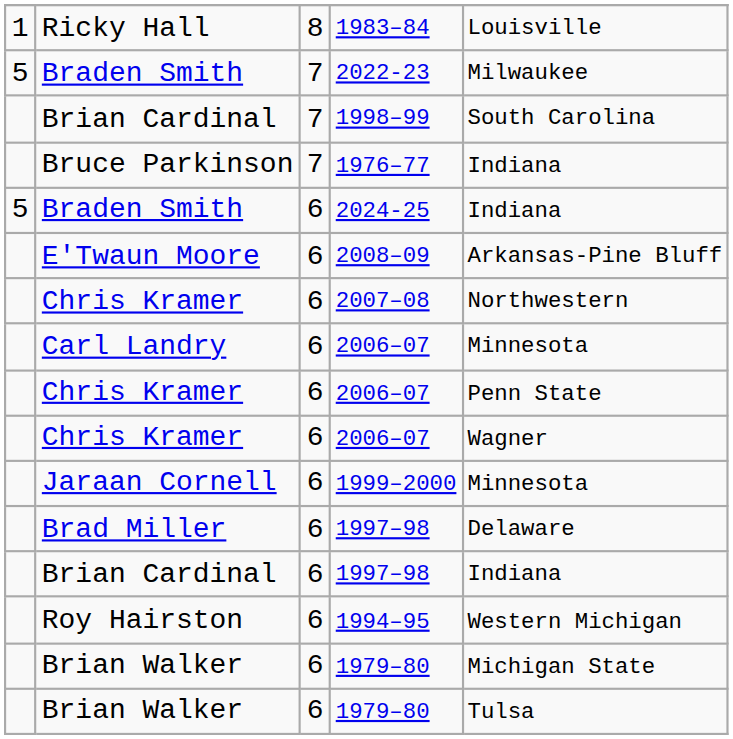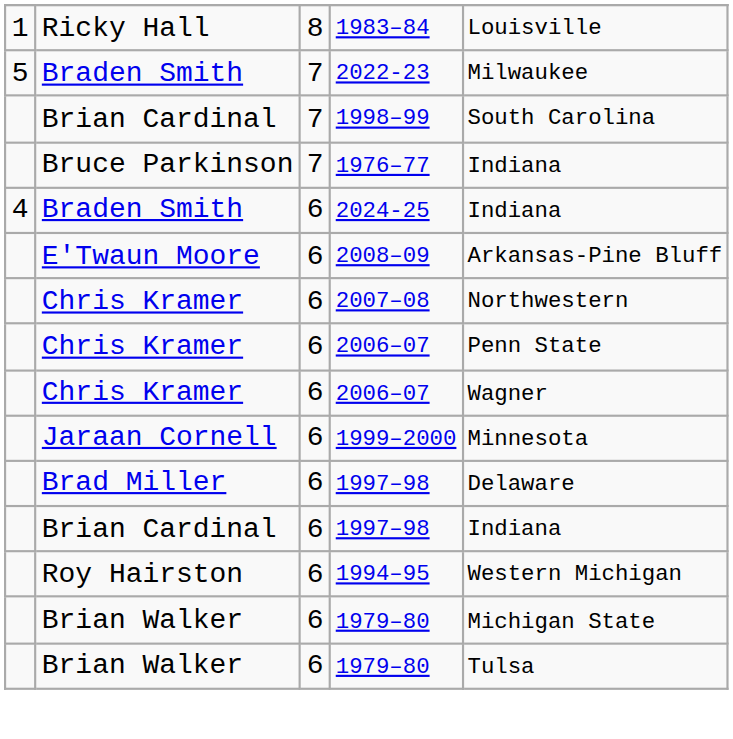(20, 210) 5 -> (20, 210) 4
- row: (134, 347)
